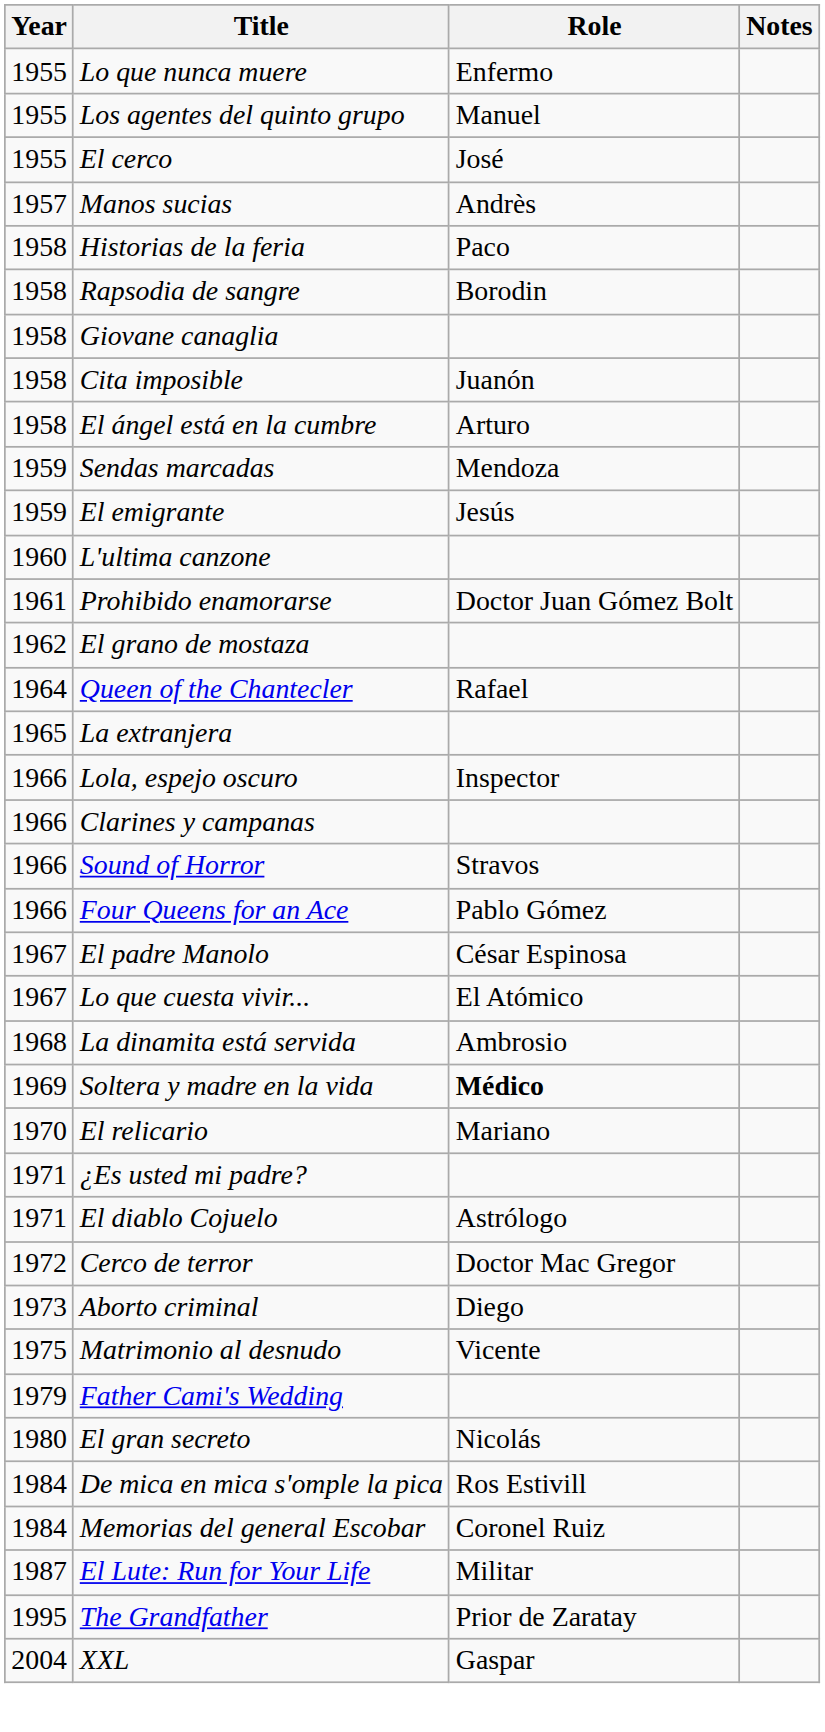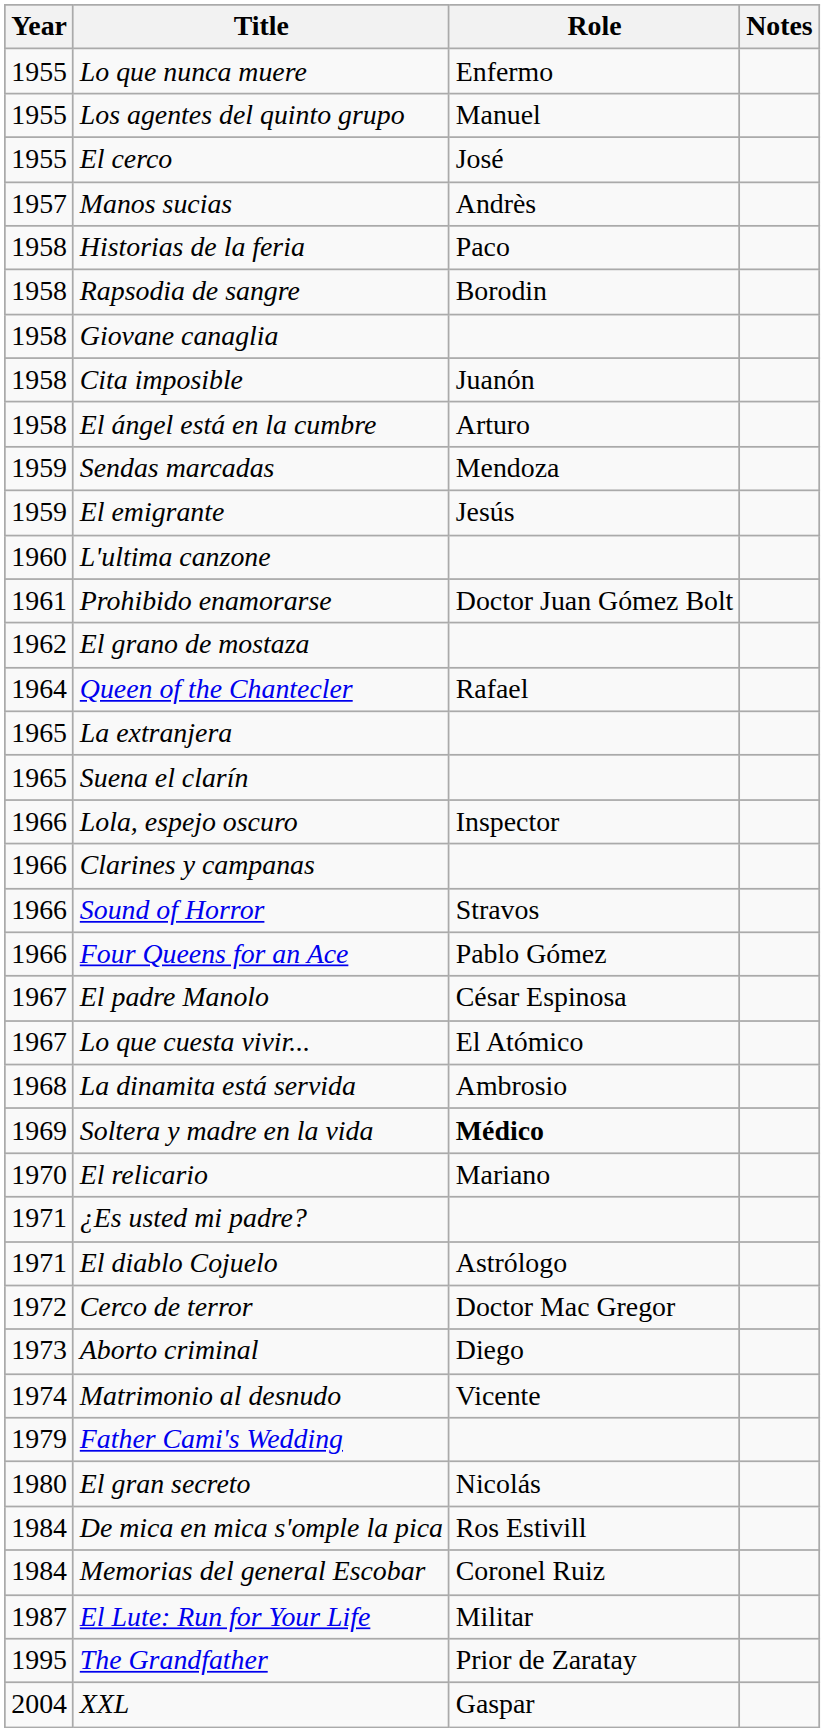+ row: (164, 777)
(39, 1351) 1975 -> (39, 1395) 1974
